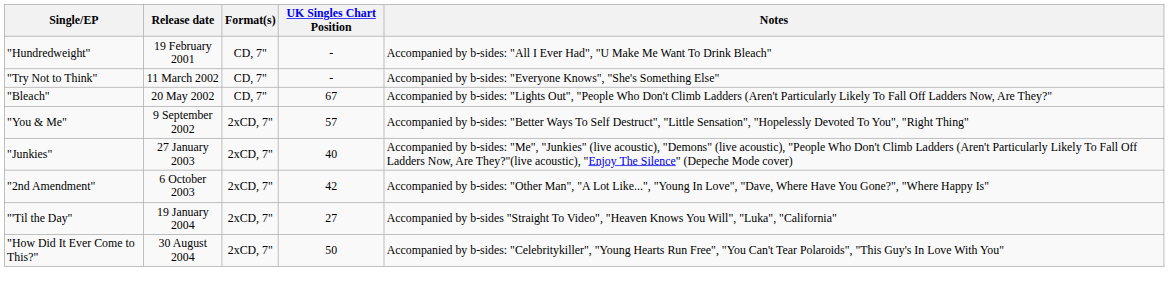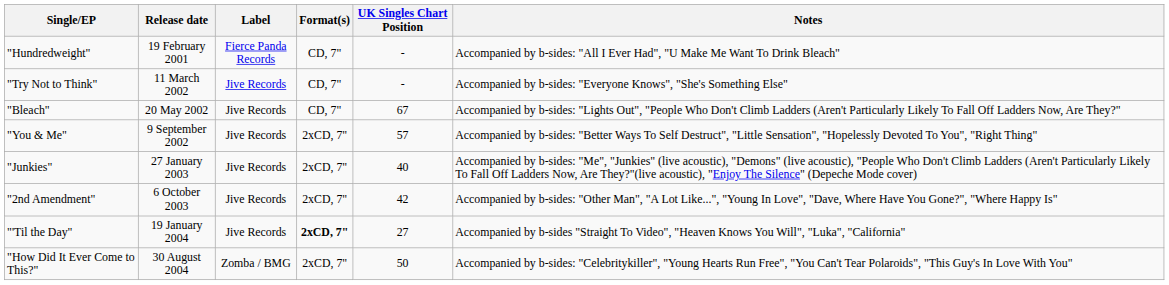+ column: (256, 20)
(250, 218) normal -> (325, 231) bold
